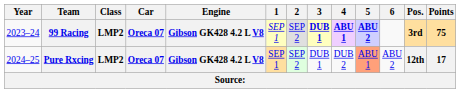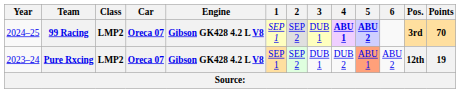(23, 32) 2023–24 -> (23, 32) 2024–25
(319, 32) bold -> (319, 32) normal
(441, 32) 75 -> (441, 32) 70
(23, 59) 2024–25 -> (23, 59) 2023–24
(441, 59) 17 -> (441, 59) 19
